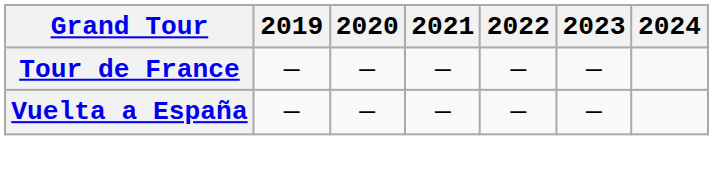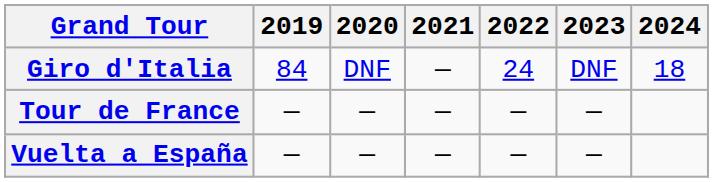+ row: (129, 69)
